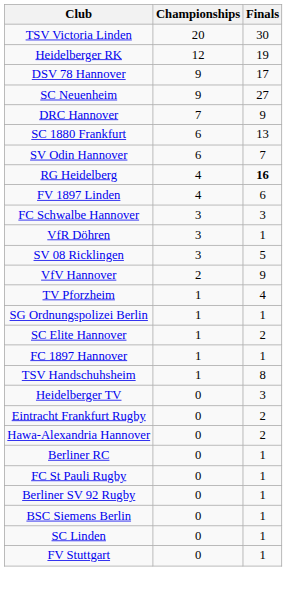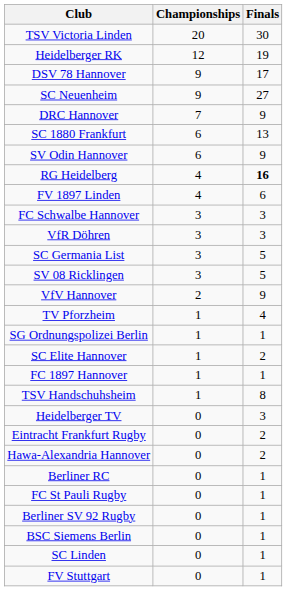(263, 154) 7 -> (263, 154) 9
(263, 235) 1 -> (263, 235) 3
+ row: (79, 255)
